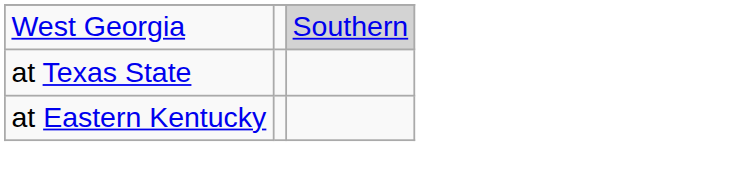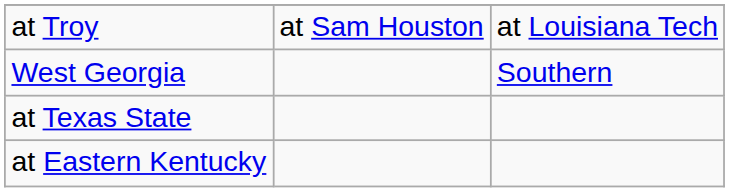+ row: (55, 27)
(350, 27) lightgrey background -> (555, 72) no background
